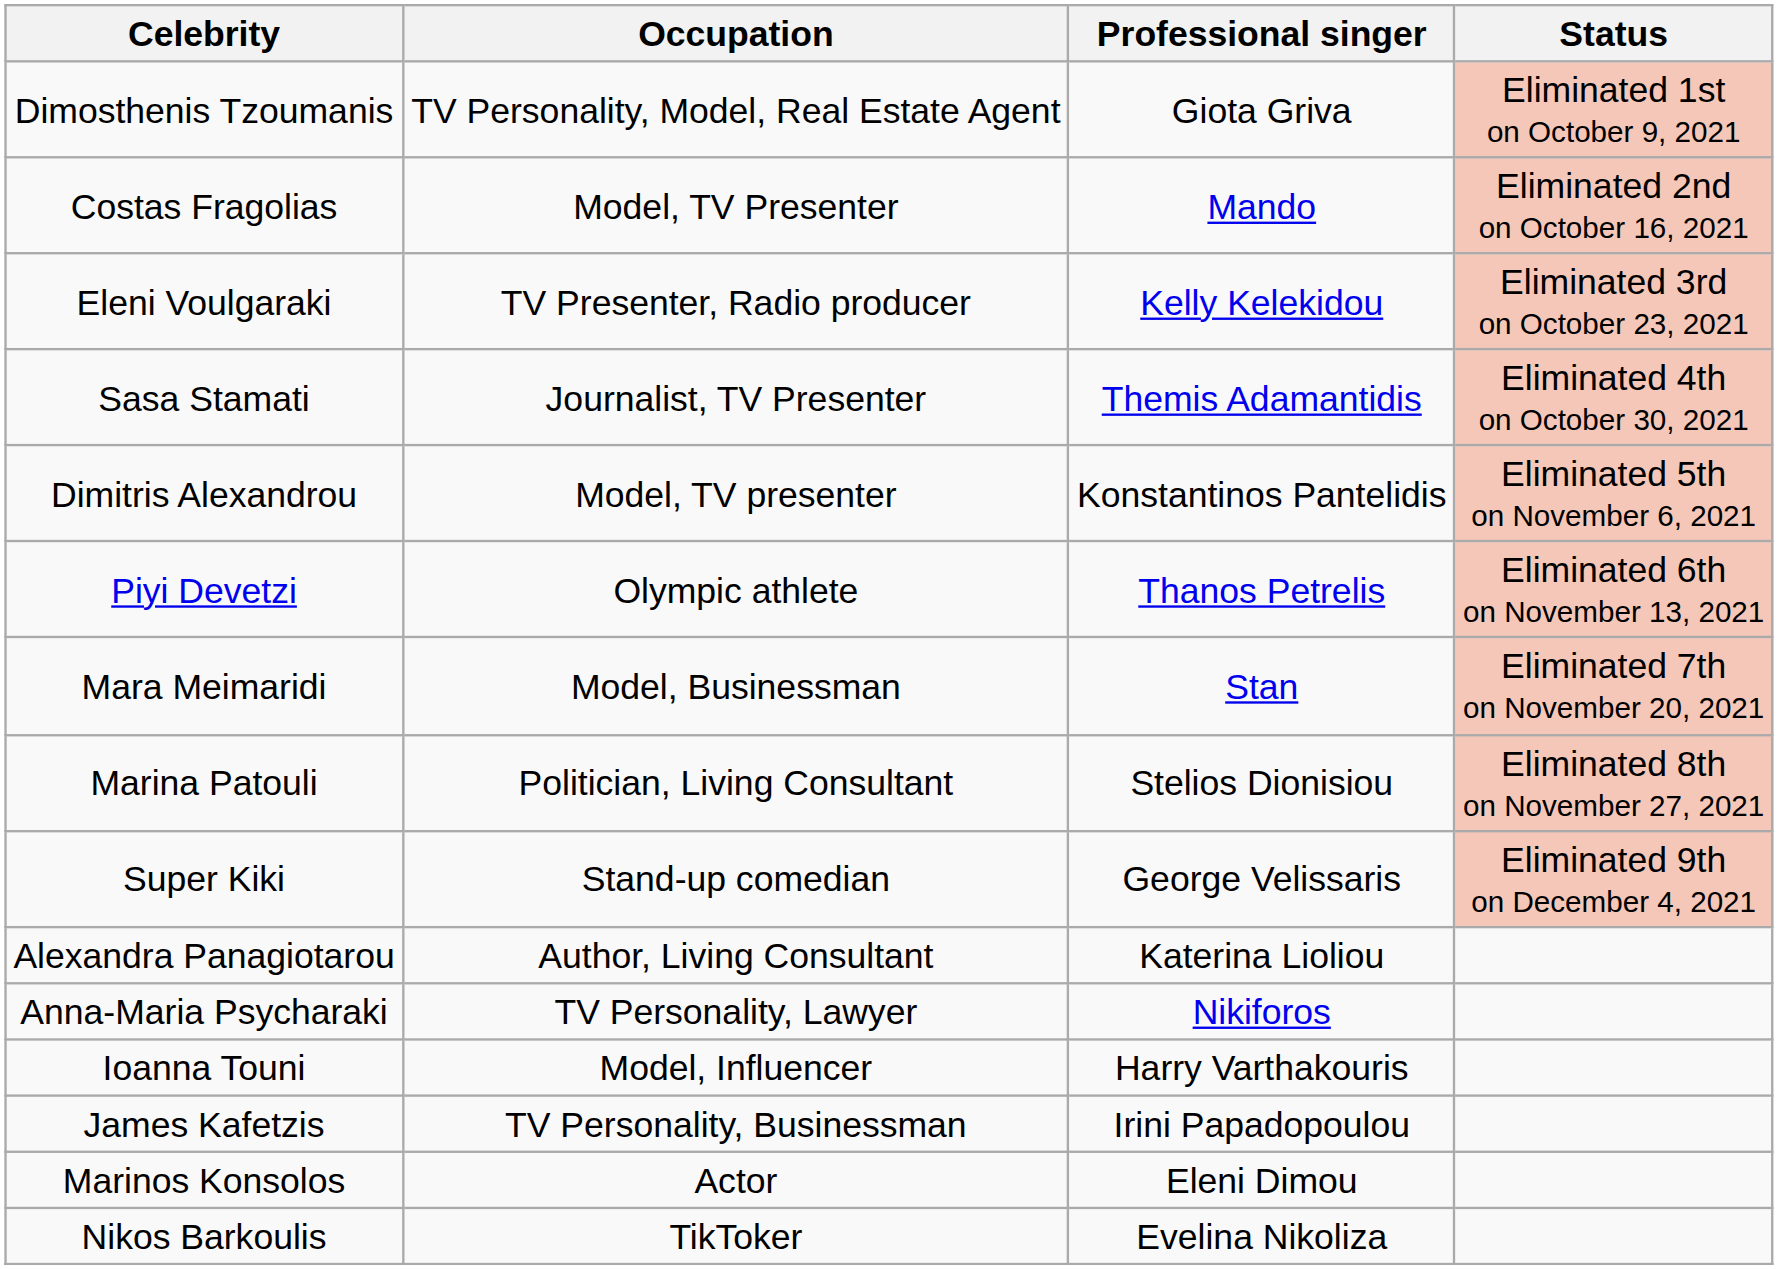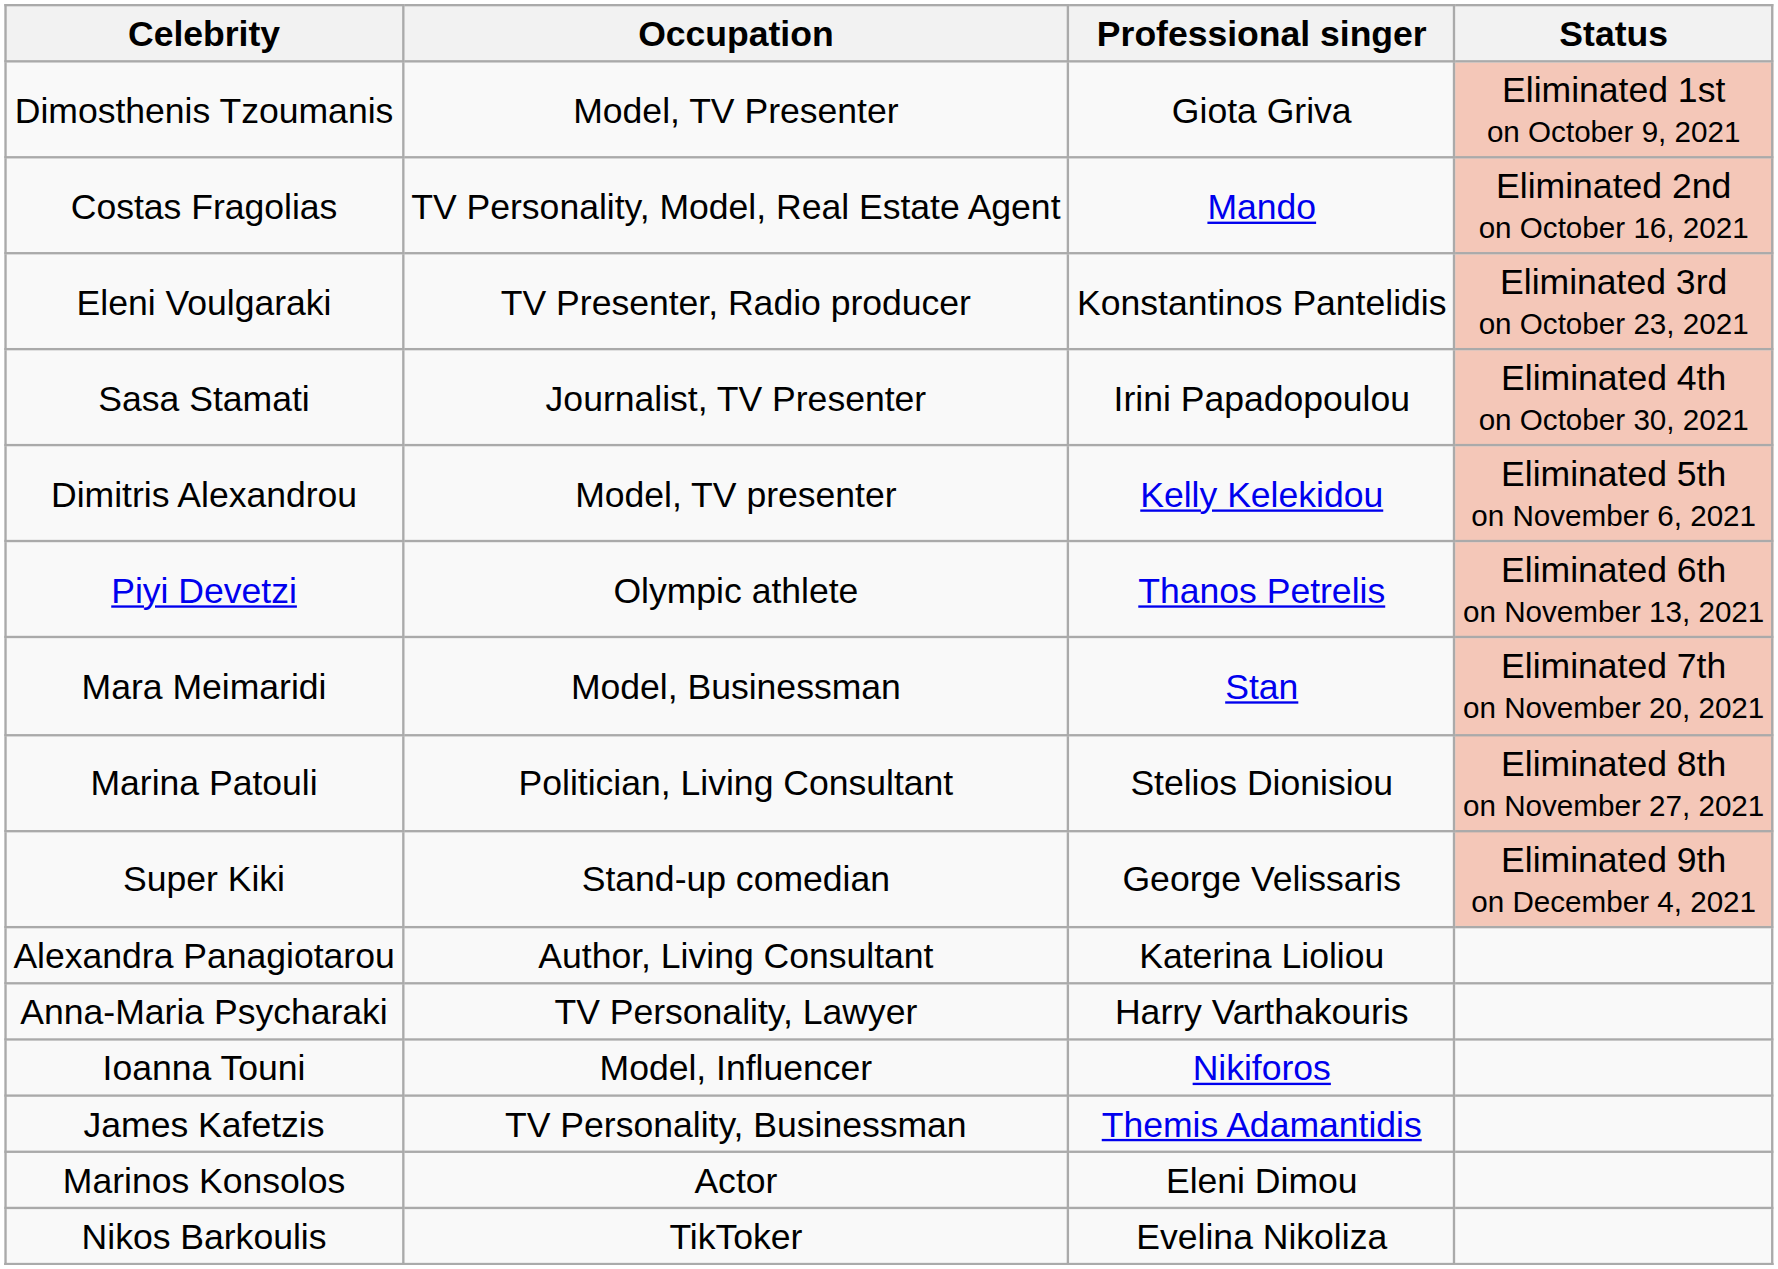(736, 110) TV Personality, Model, Real Estate Agent -> (736, 110) Model, TV Presenter
(736, 206) Model, TV Presenter -> (736, 206) TV Personality, Model, Real Estate Agent
(1262, 302) Kelly Kelekidou -> (1262, 302) Konstantinos Pantelidis
(1262, 398) Themis Adamantidis -> (1262, 398) Irini Papadopoulou
(1262, 494) Konstantinos Pantelidis -> (1262, 494) Kelly Kelekidou
(1262, 1011) Nikiforos -> (1262, 1011) Harry Varthakouris
(1262, 1067) Harry Varthakouris -> (1262, 1067) Nikiforos
(1262, 1123) Irini Papadopoulou -> (1262, 1123) Themis Adamantidis
